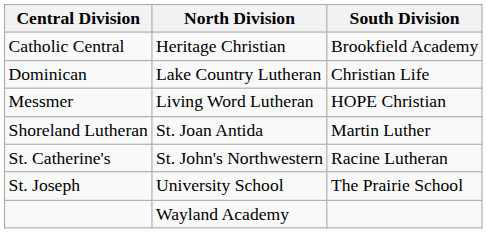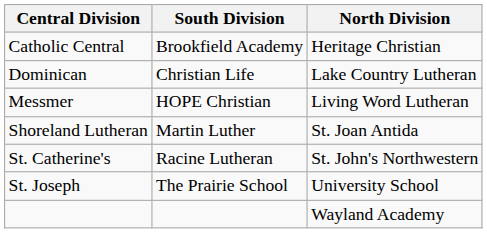columns swapped: (239, 18) <-> (405, 18)
